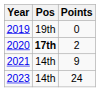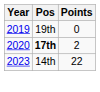- row: (18, 62)
(77, 78) 24 -> (77, 62) 22
